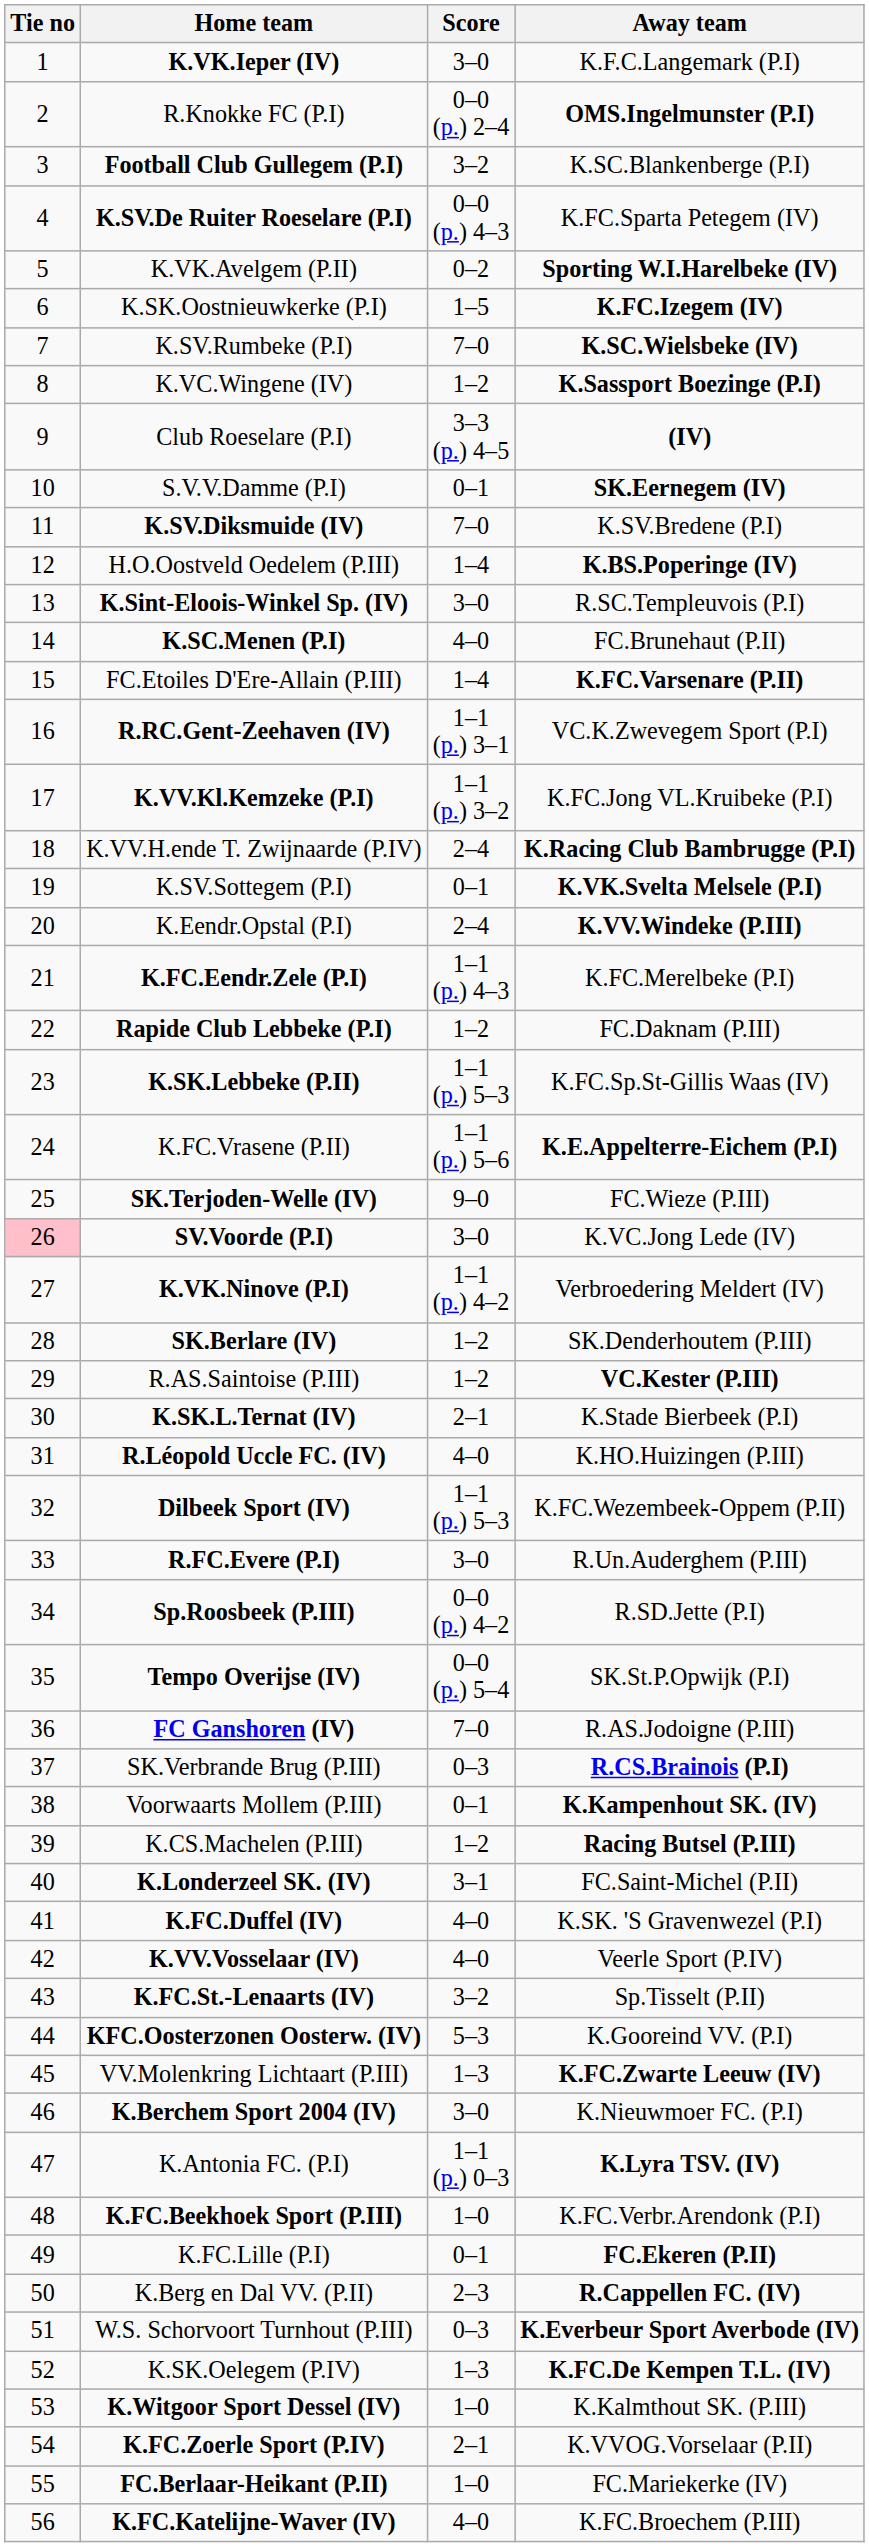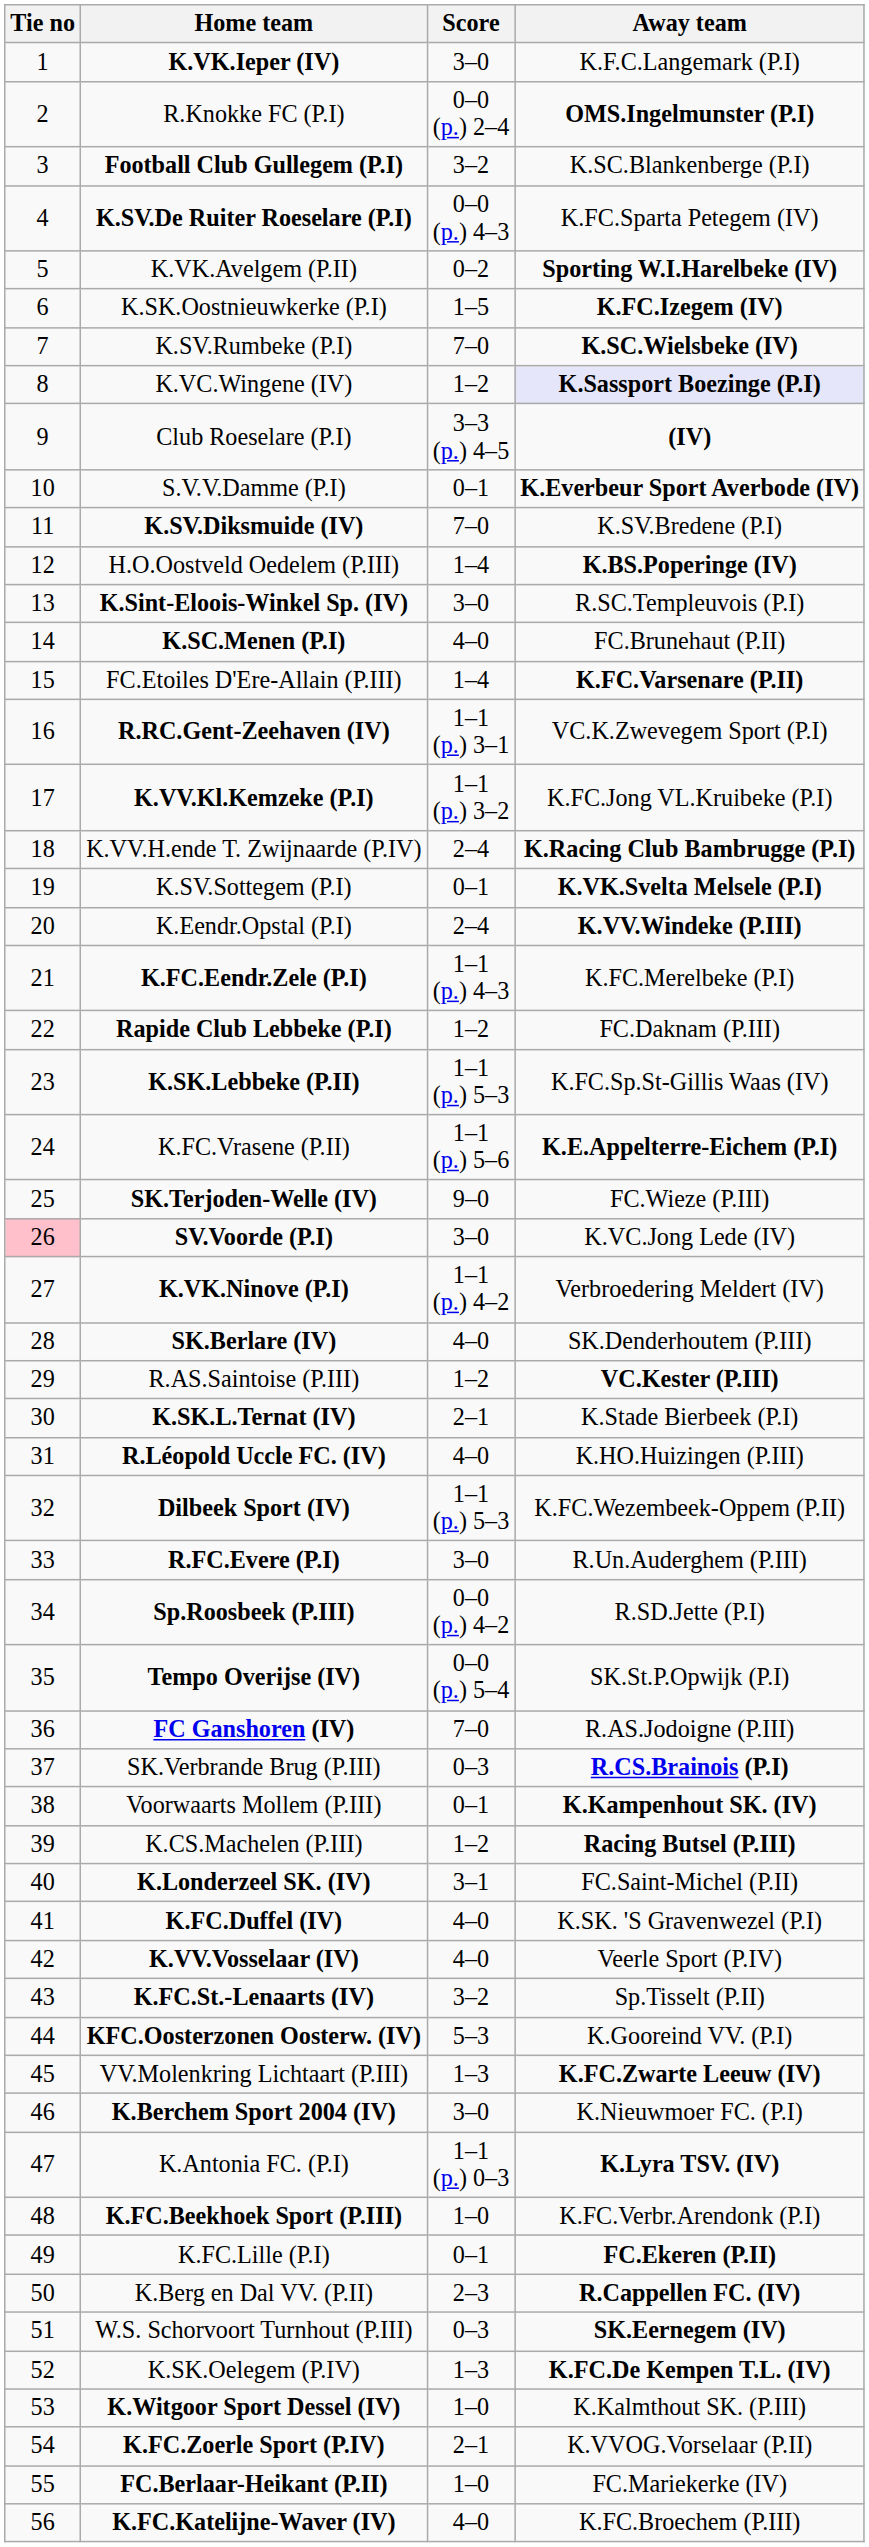(690, 384) no background -> (690, 384) lavender background
(690, 488) SK.Eernegem (IV) -> (690, 488) K.Everbeur Sport Averbode (IV)
(471, 1341) 1–2 -> (471, 1341) 4–0
(690, 2331) K.Everbeur Sport Averbode (IV) -> (690, 2331) SK.Eernegem (IV)
